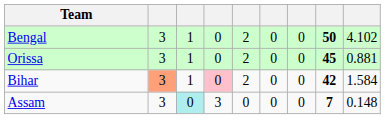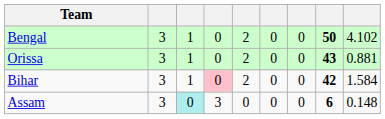(329, 59) 45 -> (329, 59) 43
(162, 80) lightsalmon background -> (162, 80) no background
(329, 102) 7 -> (329, 102) 6
